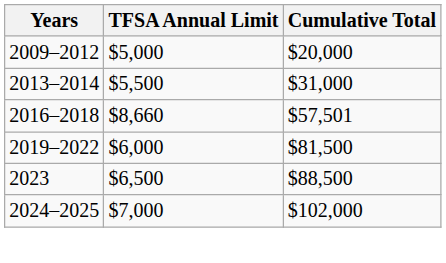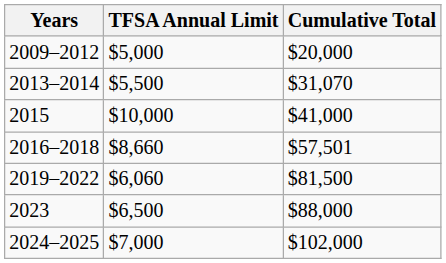(320, 83) $31,000 -> (320, 83) $31,070
+ row: (29, 115)
(136, 147) $6,000 -> (136, 178) $6,060
(320, 178) $88,500 -> (320, 210) $88,000
